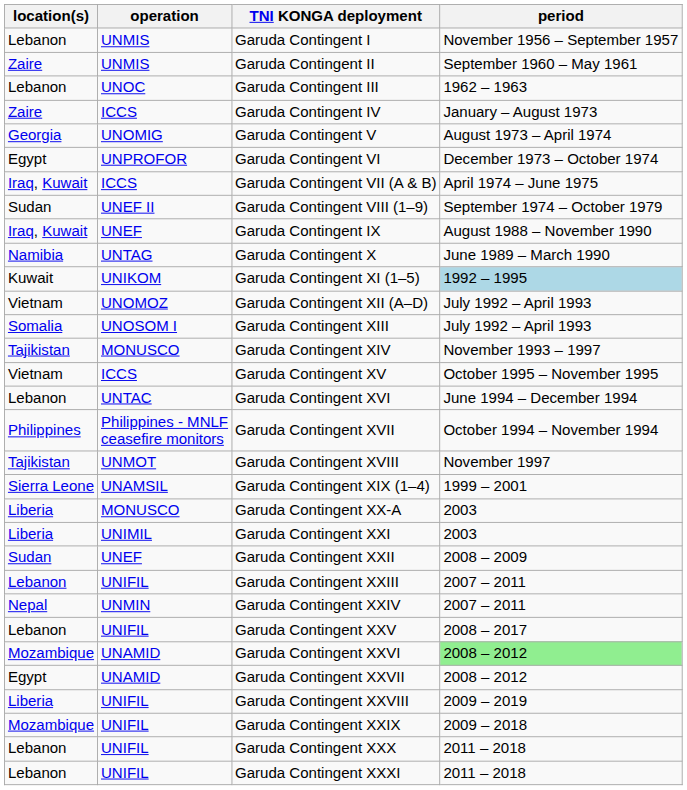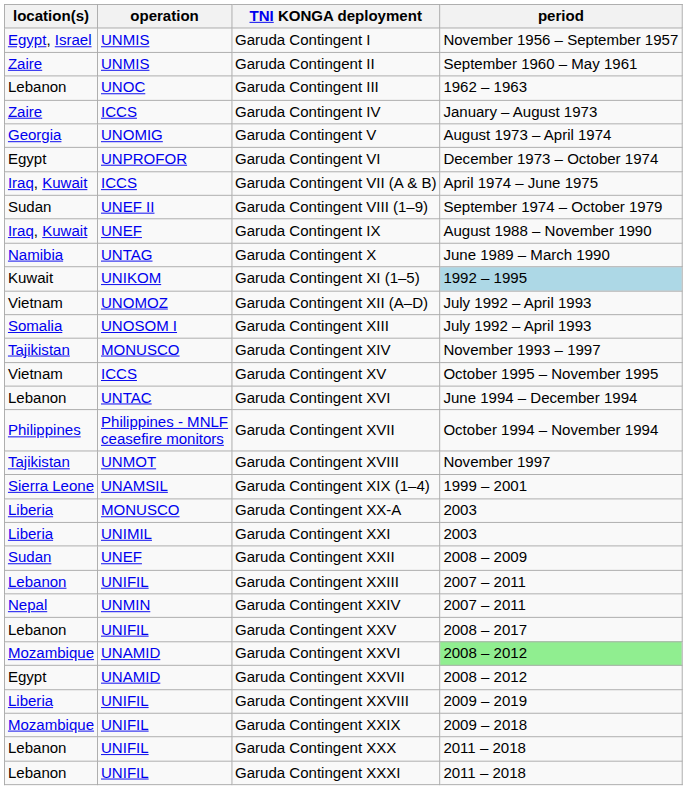(37, 40) Lebanon -> (50, 40) Egypt, Israel
